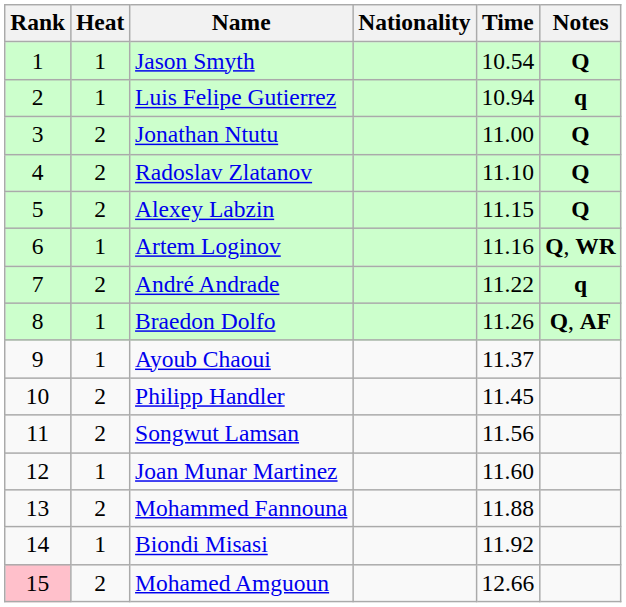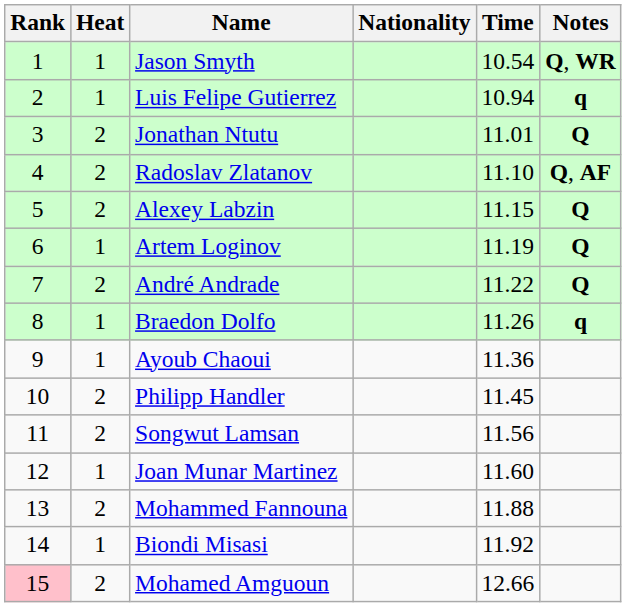(581, 60) Q -> (581, 60) Q, WR
(508, 135) 11.00 -> (508, 135) 11.01
(581, 172) Q -> (580, 172) Q, AF
(508, 246) 11.16 -> (508, 246) 11.19
(581, 246) Q, WR -> (581, 246) Q
(580, 284) q -> (581, 284) Q
(580, 321) Q, AF -> (580, 321) q
(508, 358) 11.37 -> (508, 358) 11.36
